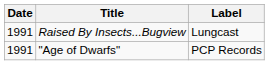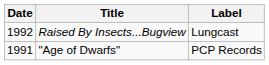(20, 32) 1991 -> (20, 32) 1992
